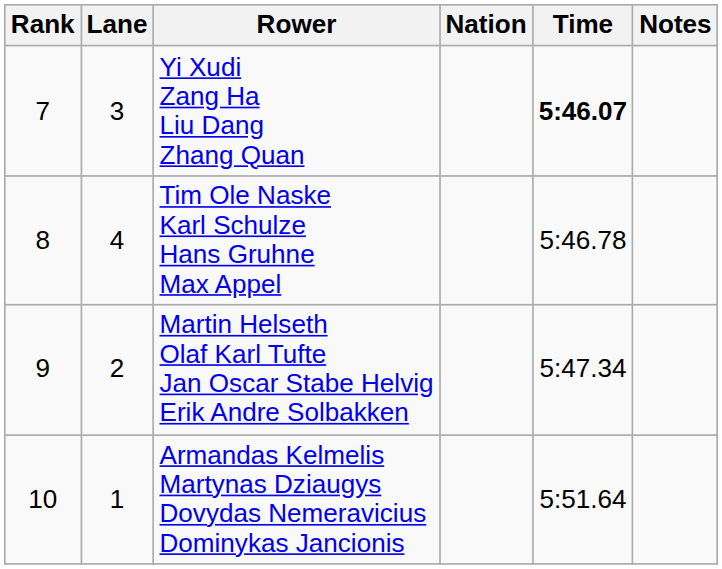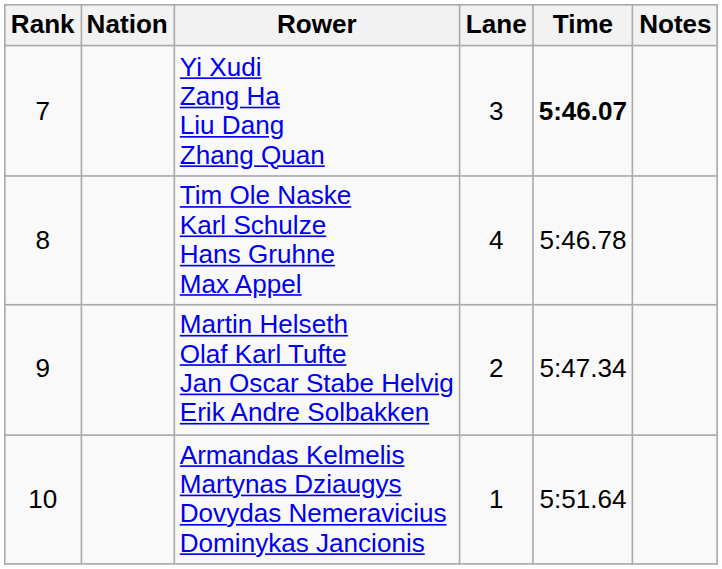columns swapped: (117, 25) <-> (486, 25)
